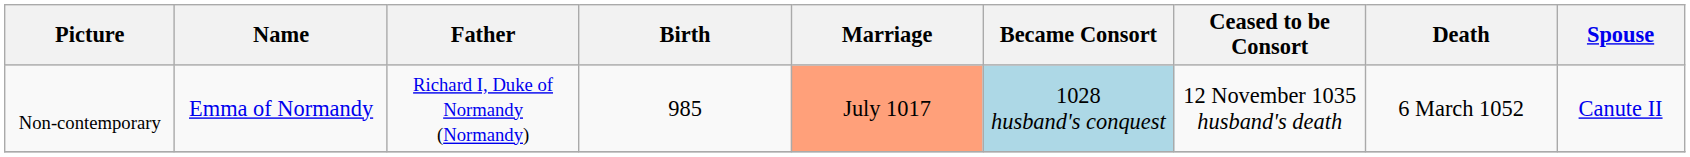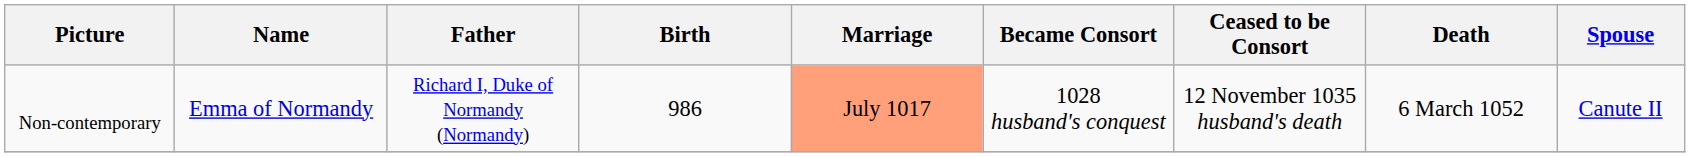(685, 108) 985 -> (685, 108) 986
(1078, 108) lightblue background -> (1078, 108) no background
